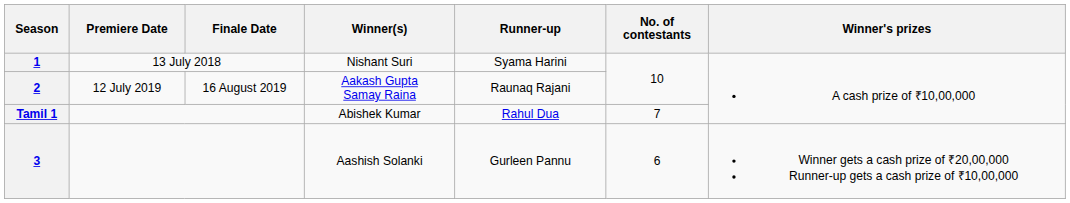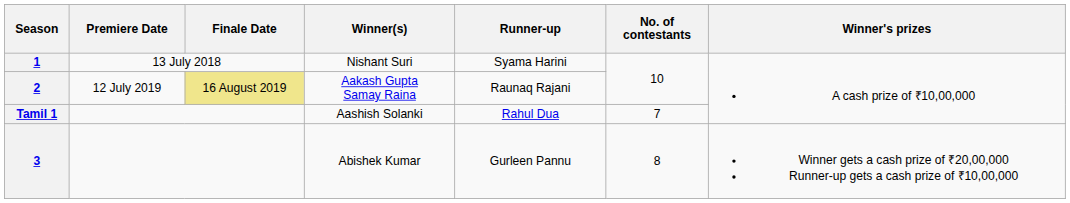(245, 89) no background -> (245, 89) khaki background
(380, 114) Abishek Kumar -> (380, 114) Aashish Solanki
(380, 162) Aashish Solanki -> (380, 162) Abishek Kumar
(657, 162) 6 -> (657, 162) 8
